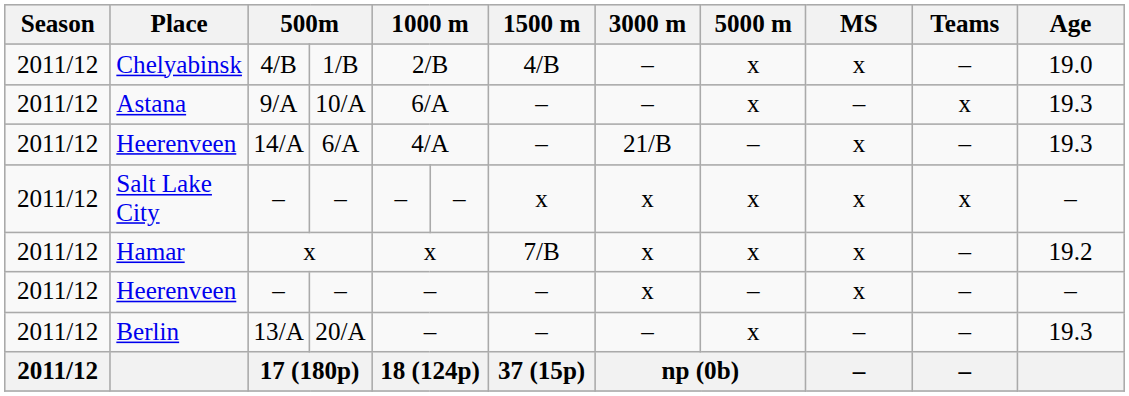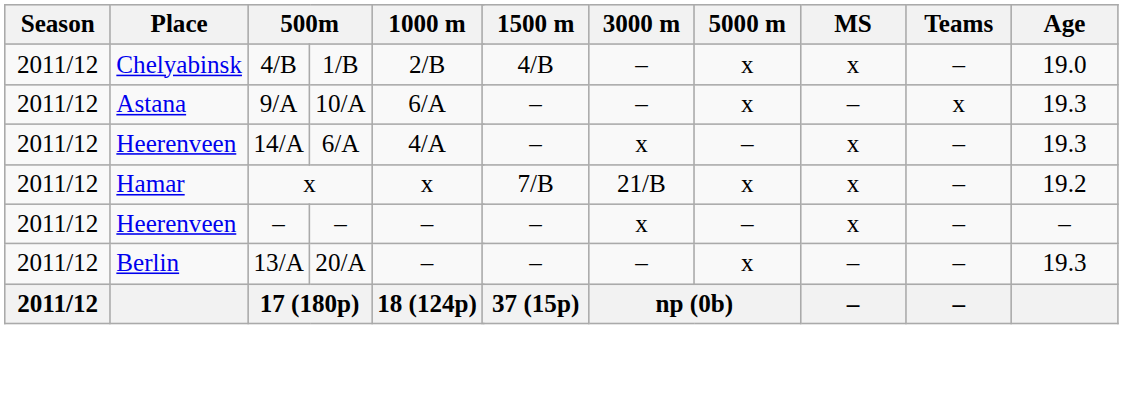(647, 143) 21/B -> (641, 143) x
- row: (164, 197)
(647, 251) x -> (641, 183) 21/B
